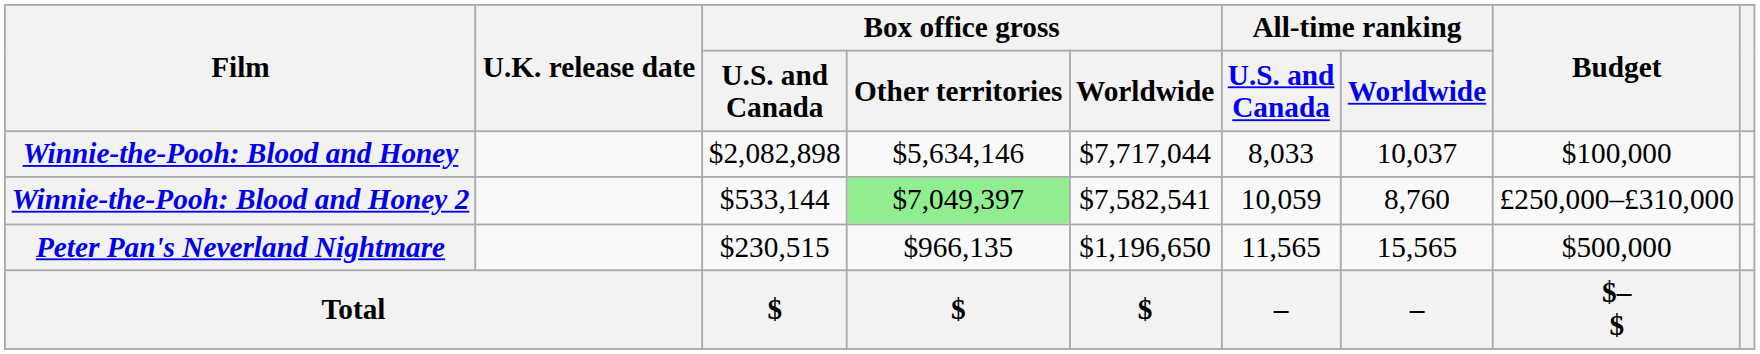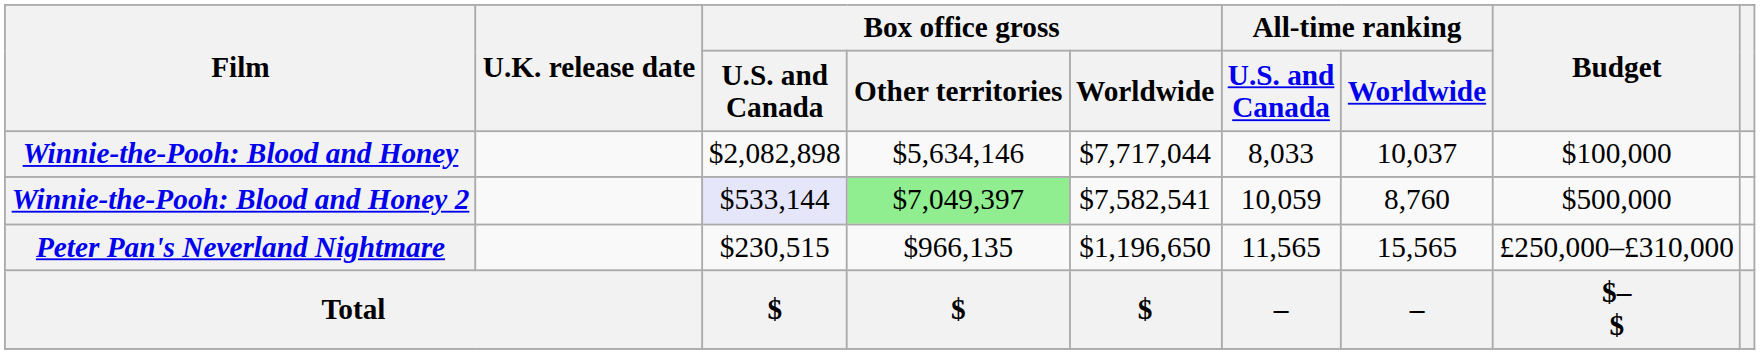(775, 199) no background -> (775, 199) lavender background
(1617, 199) £250,000–£310,000 -> (1617, 199) $500,000
(1617, 246) $500,000 -> (1617, 246) £250,000–£310,000
